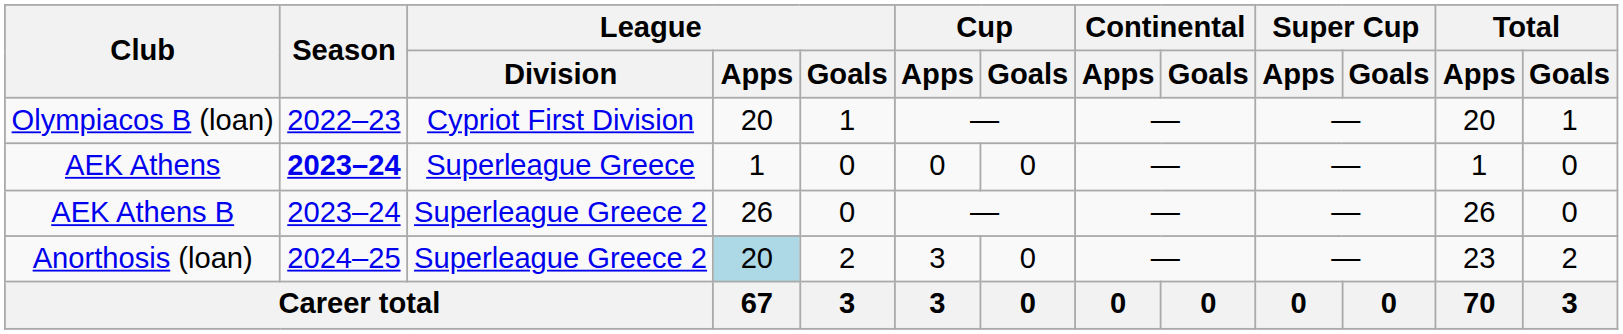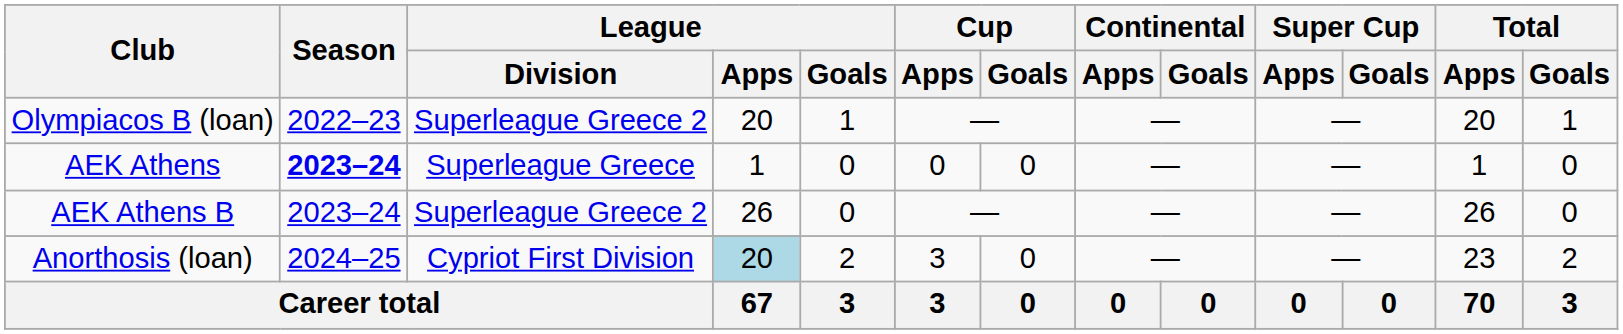(561, 119) Cypriot First Division -> (561, 119) Superleague Greece 2
(561, 258) Superleague Greece 2 -> (561, 258) Cypriot First Division
